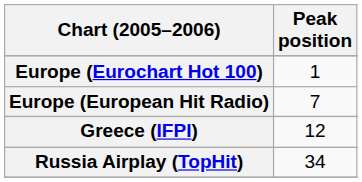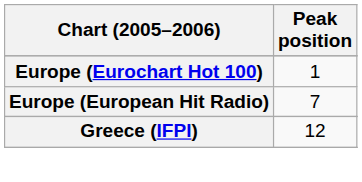- row: (139, 161)
